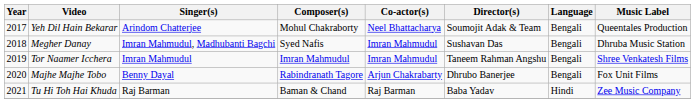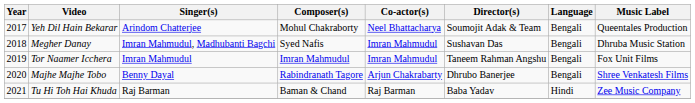(643, 59) Shree Venkatesh Films -> (628, 59) Fox Unit Films
(628, 75) Fox Unit Films -> (643, 75) Shree Venkatesh Films
